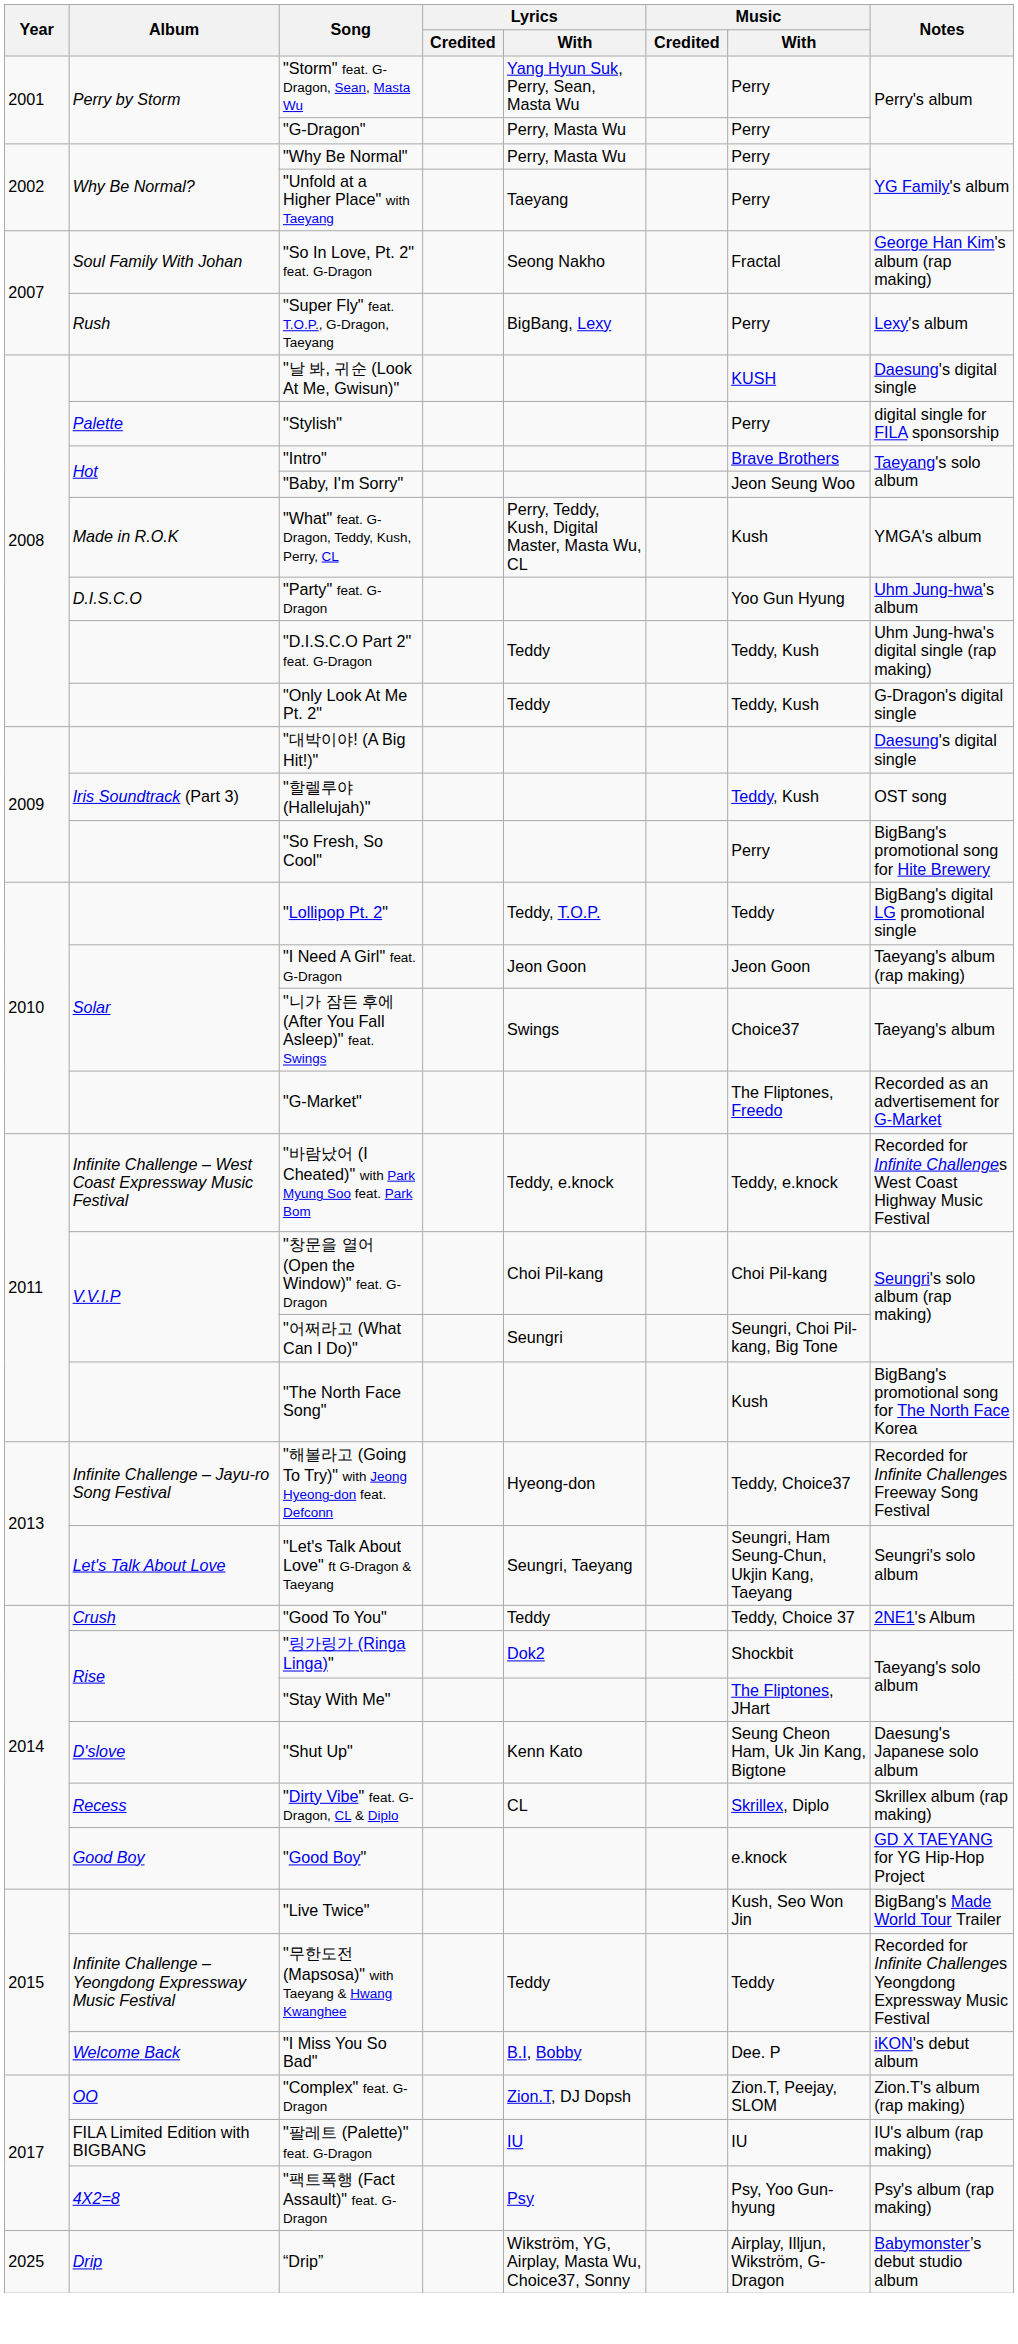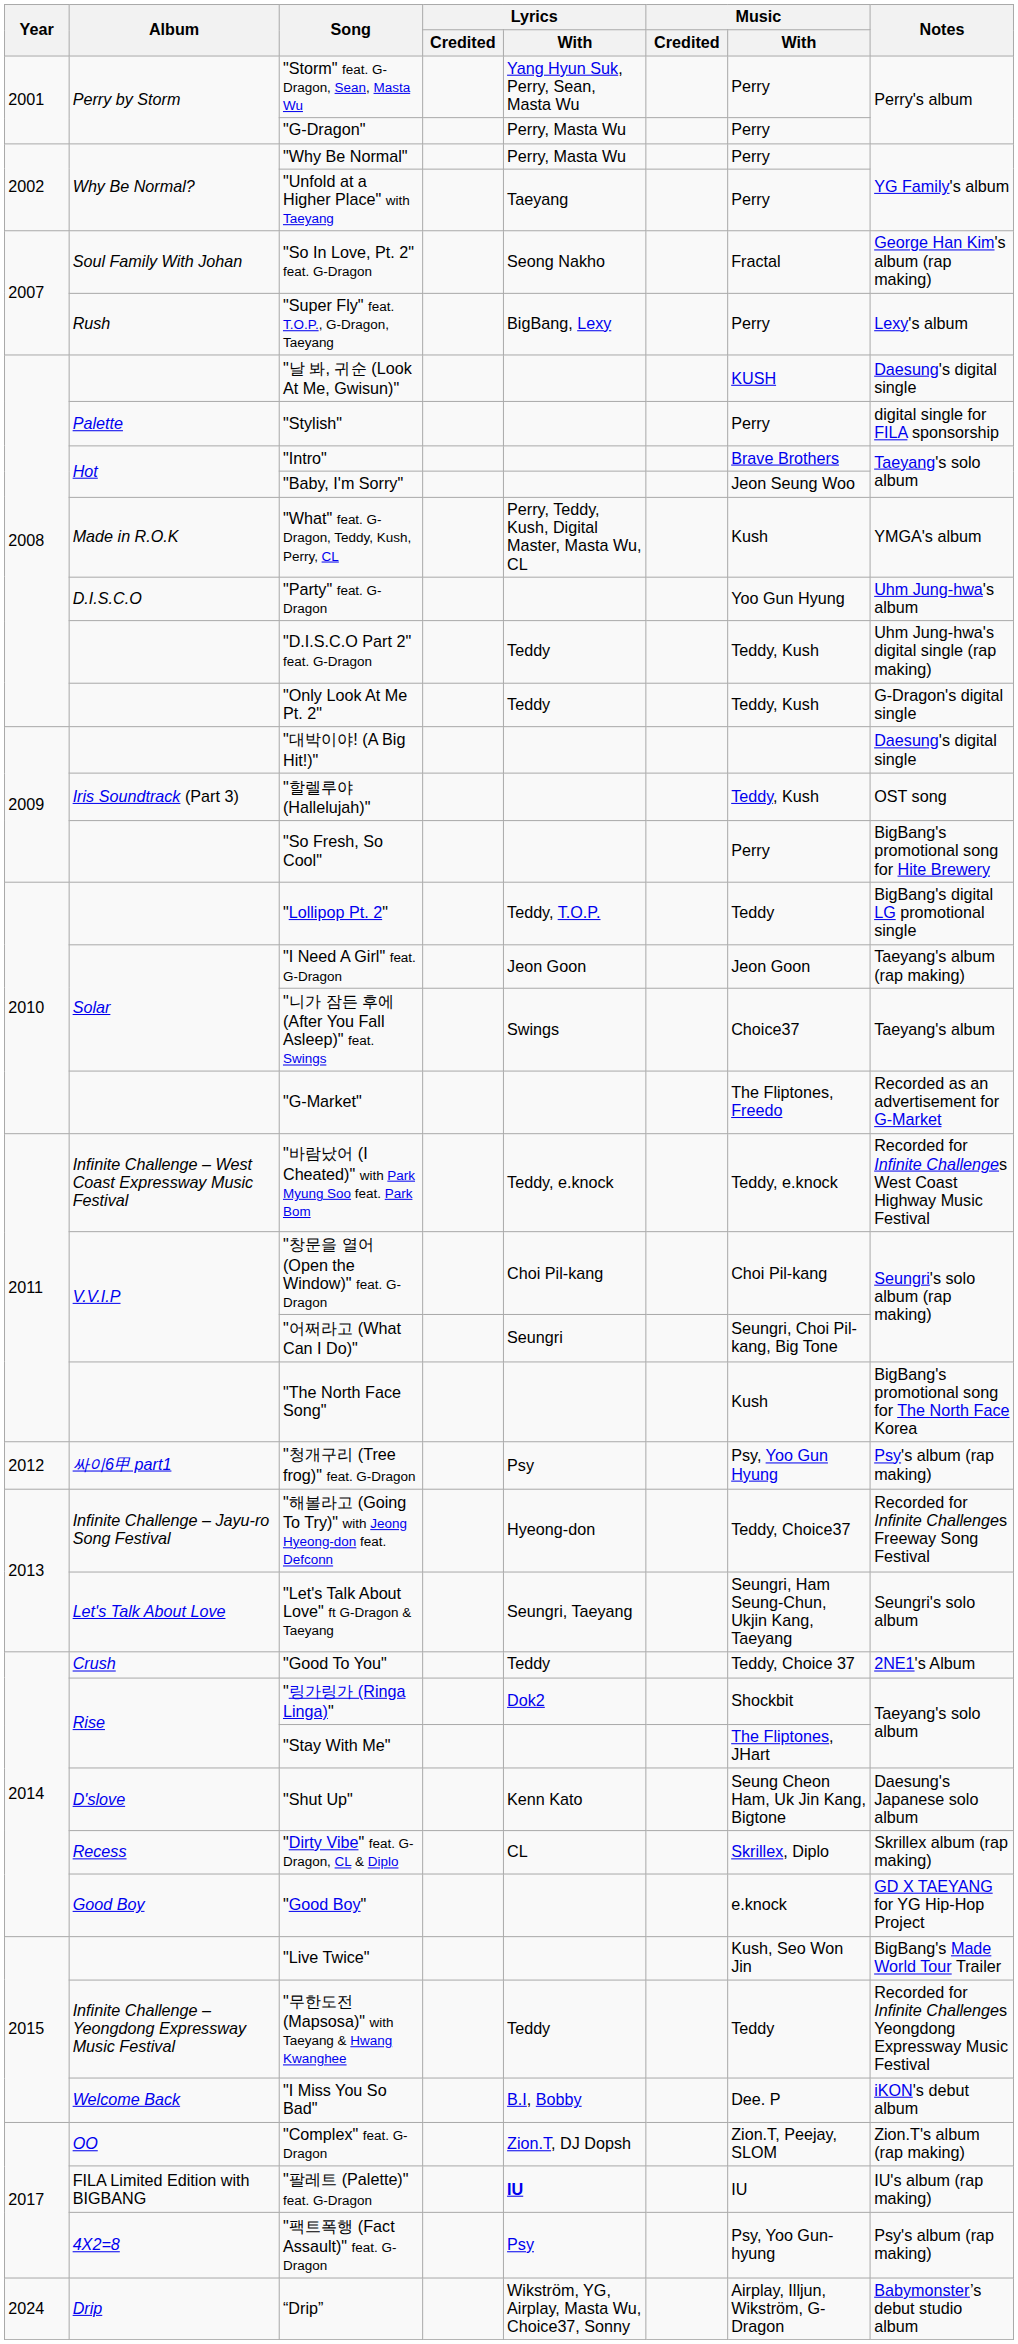+ row: (349, 1465)
(515, 2142) normal -> (515, 2189) bold
(26, 2261) 2025 -> (26, 2308) 2024
